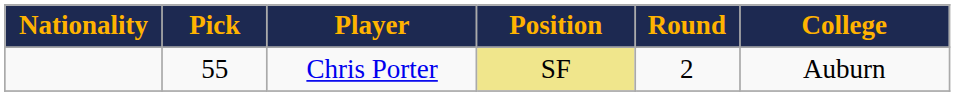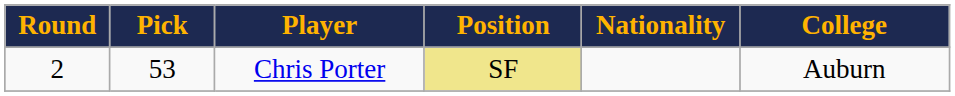columns swapped: (687, 25) <-> (84, 25)
(215, 68) 55 -> (162, 68) 53
